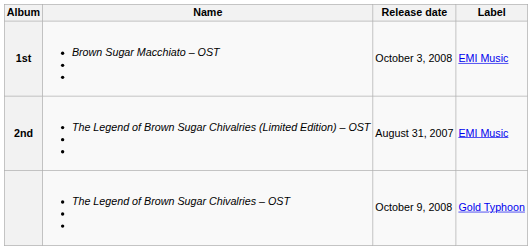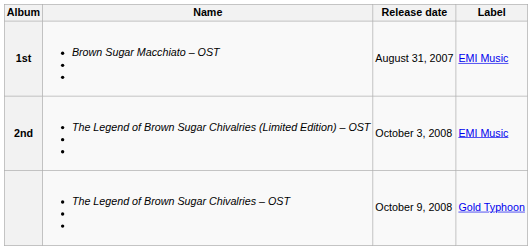(414, 58) October 3, 2008 -> (414, 58) August 31, 2007
(414, 133) August 31, 2007 -> (414, 133) October 3, 2008
